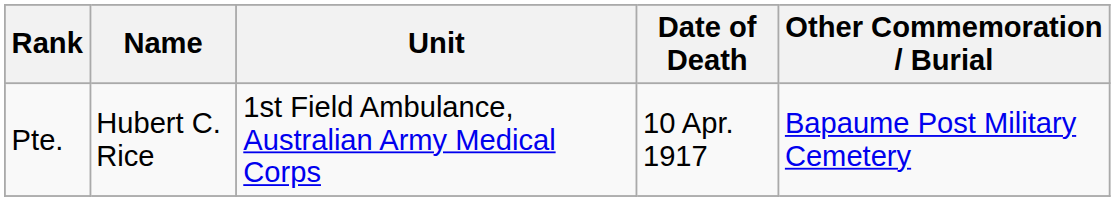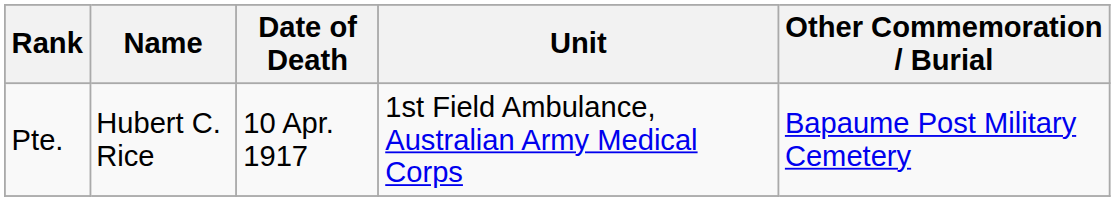columns swapped: (436, 43) <-> (707, 43)
